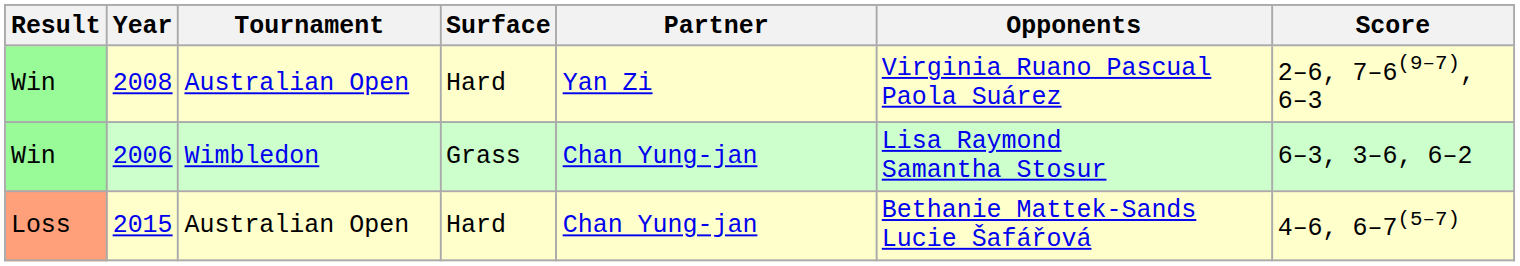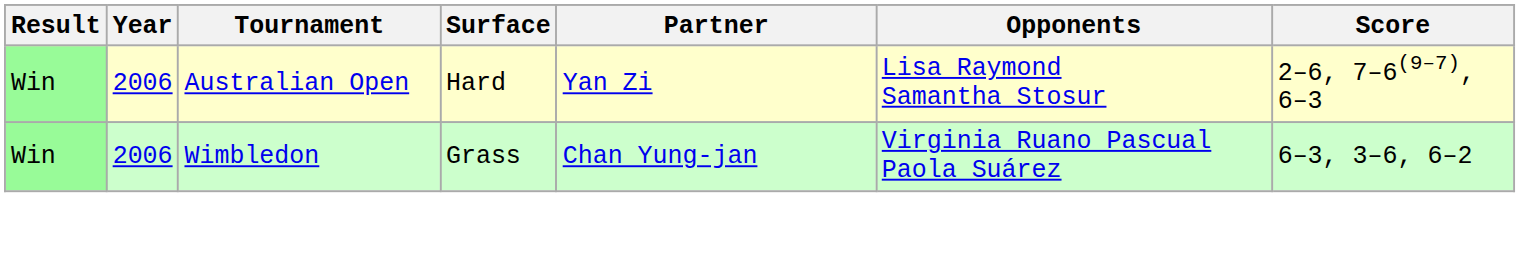(143, 84) 2008 -> (143, 84) 2006
(1047, 84) Virginia Ruano Pascual Paola Suárez -> (994, 84) Lisa Raymond Samantha Stosur
(994, 156) Lisa Raymond Samantha Stosur -> (1047, 156) Virginia Ruano Pascual Paola Suárez
- row: (41, 226)
